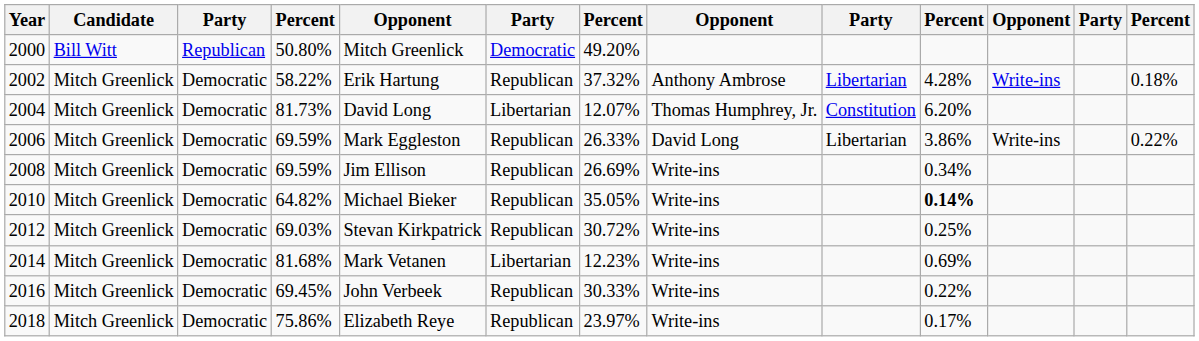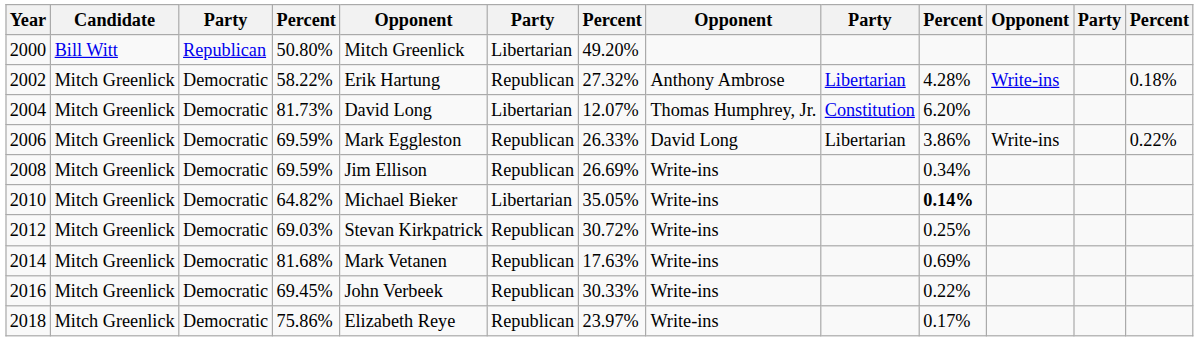(533, 49) Democratic -> (532, 49) Libertarian
(612, 79) 37.32% -> (611, 79) 27.32%
(532, 199) Republican -> (532, 199) Libertarian
(531, 260) Libertarian -> (533, 260) Republican
(612, 260) 12.23% -> (611, 260) 17.63%
